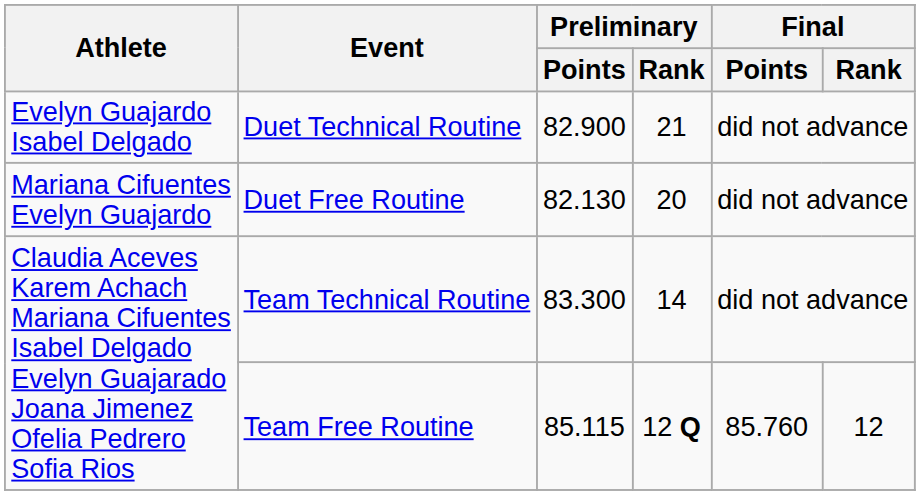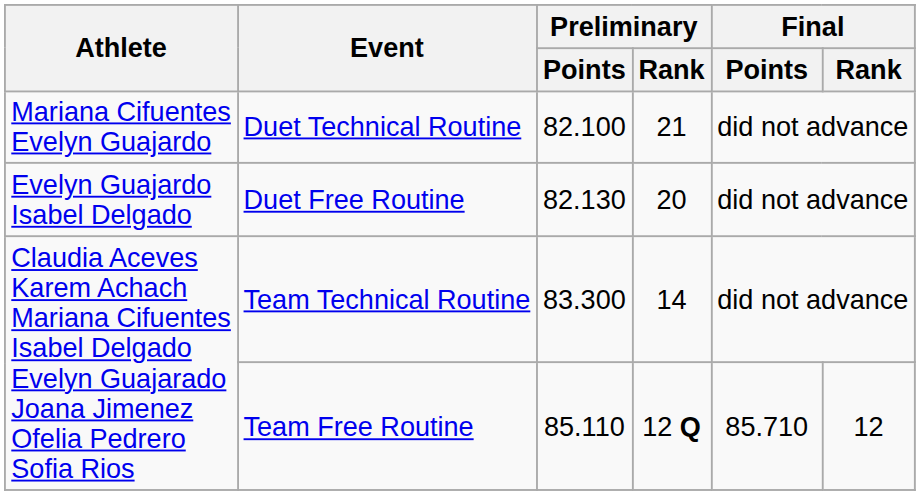(111, 127) Evelyn Guajardo Isabel Delgado -> (121, 127) Mariana Cifuentes Evelyn Guajardo
(584, 127) 82.900 -> (584, 127) 82.100
(121, 200) Mariana Cifuentes Evelyn Guajardo -> (111, 200) Evelyn Guajardo Isabel Delgado
(584, 427) 85.115 -> (584, 427) 85.110
(767, 427) 85.760 -> (767, 427) 85.710
